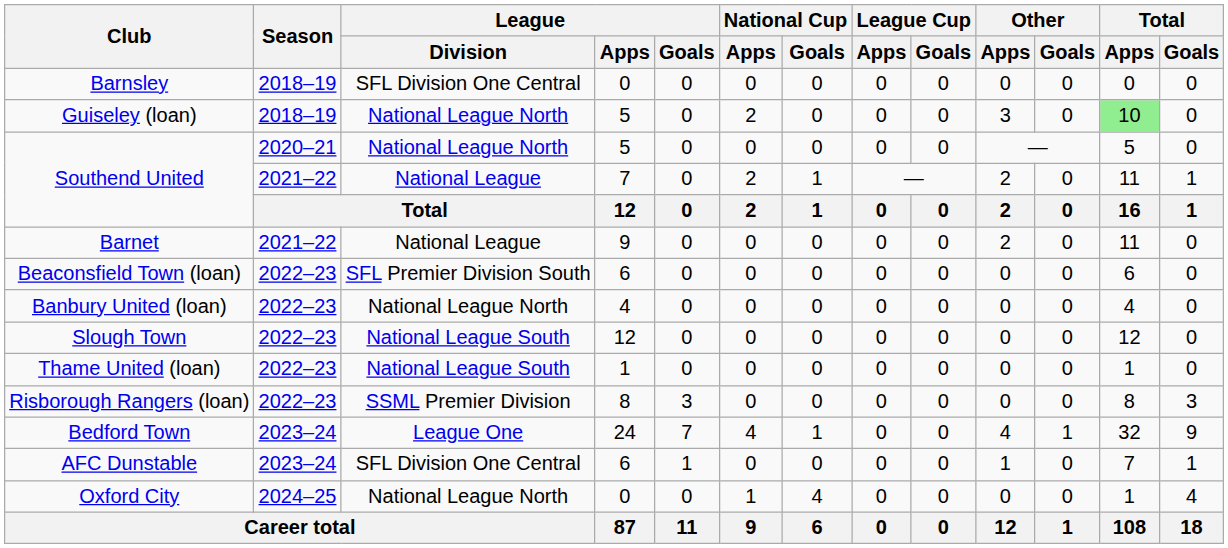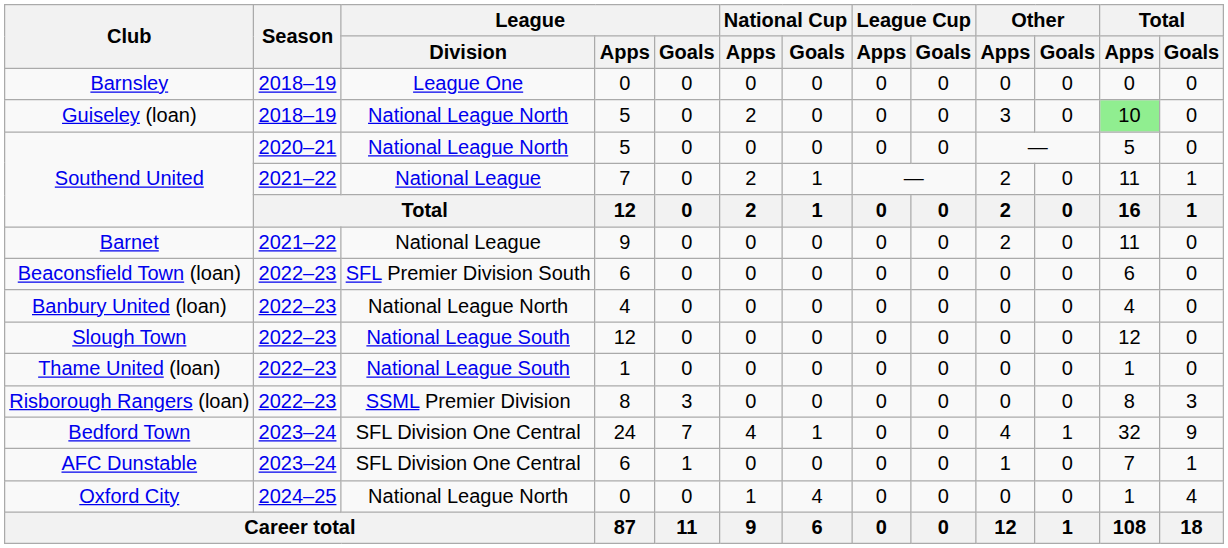(468, 83) SFL Division One Central -> (468, 83) League One
(468, 432) League One -> (468, 432) SFL Division One Central
